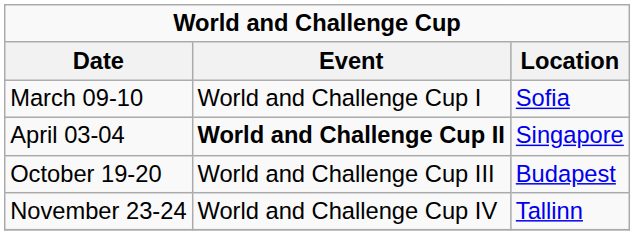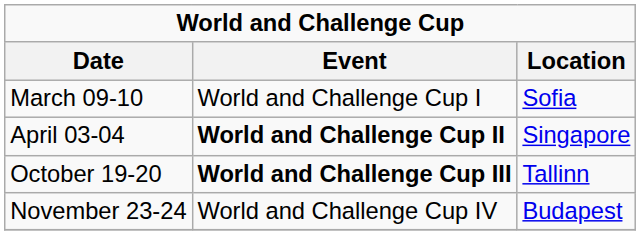(346, 173) normal -> (354, 173) bold
(566, 173) Budapest -> (556, 173) Tallinn
(549, 211) Tallinn -> (572, 211) Budapest
